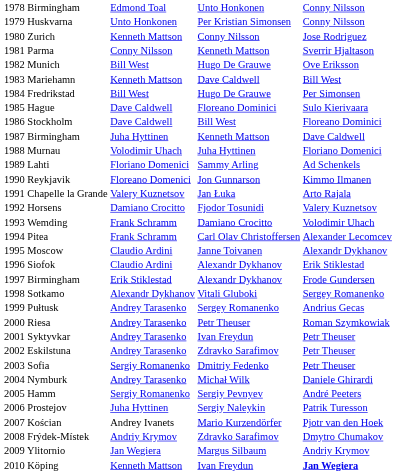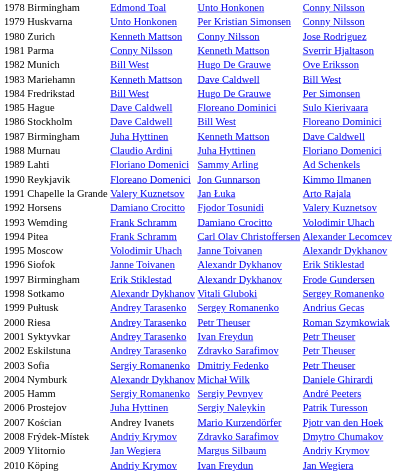(146, 150) Volodimir Uhach -> (141, 150) Claudio Ardini
(141, 251) Claudio Ardini -> (146, 251) Volodimir Uhach
(141, 265) Claudio Ardini -> (143, 265) Janne Toivanen
(148, 379) Andrey Tarasenko -> (153, 379) Alexandr Dykhanov
(146, 465) Kenneth Mattson -> (144, 465) Andriy Krymov
(330, 465) bold -> (328, 465) normal
